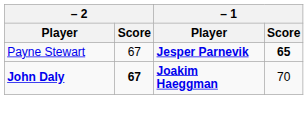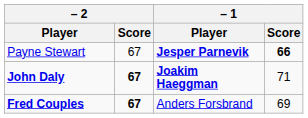(284, 52) 65 -> (284, 52) 66
(284, 77) 70 -> (284, 77) 71
+ row: (45, 103)
